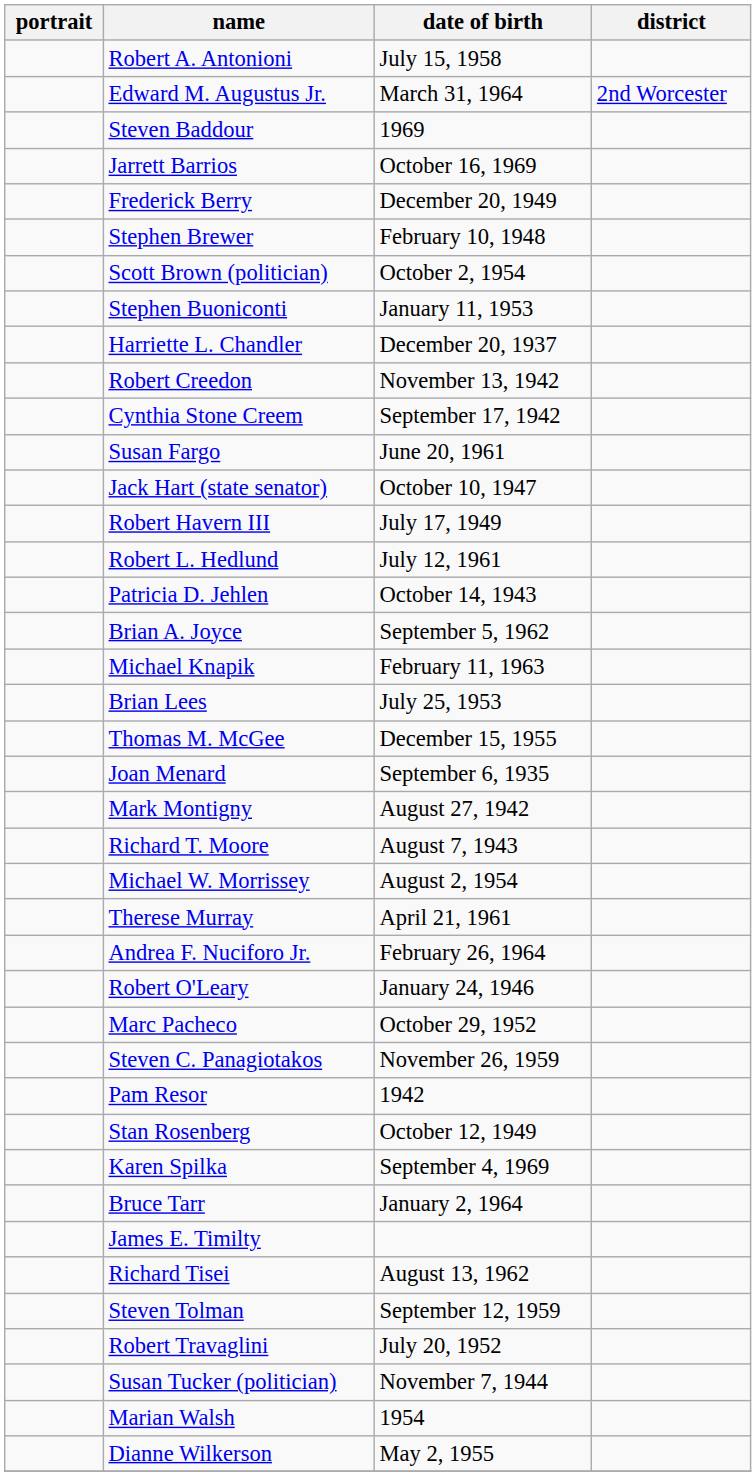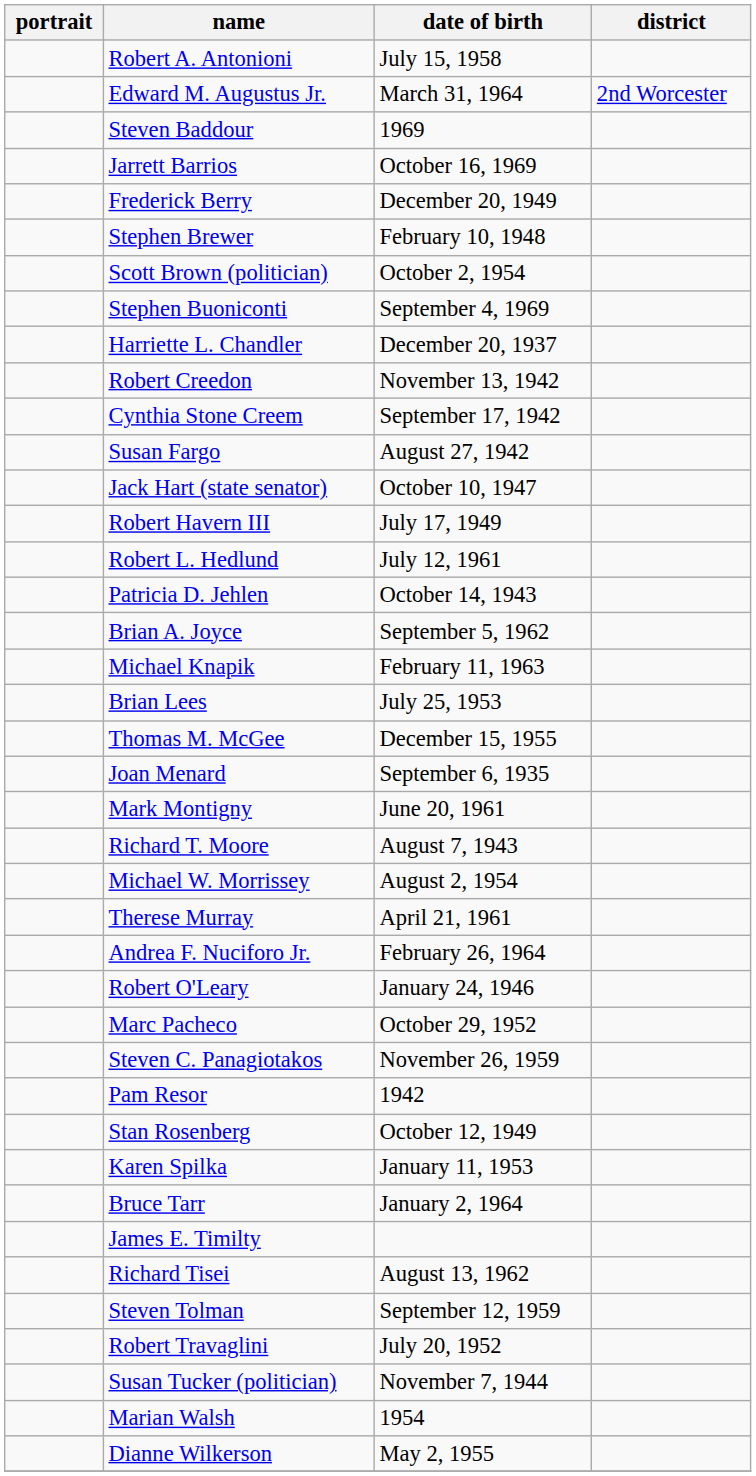(456, 308) January 11, 1953 -> (464, 308) September 4, 1969
(442, 451) June 20, 1961 -> (454, 451) August 27, 1942
(454, 809) August 27, 1942 -> (442, 809) June 20, 1961
(464, 1167) September 4, 1969 -> (456, 1167) January 11, 1953
